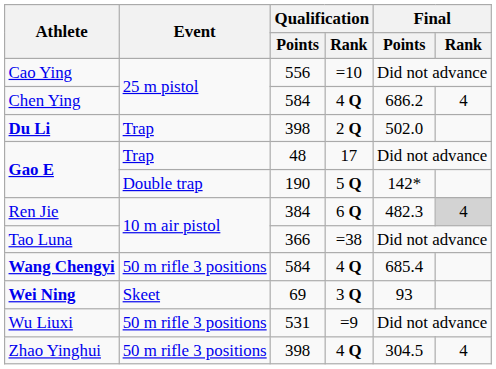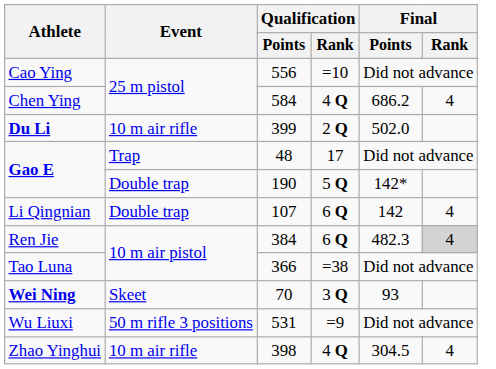(138, 128) Trap -> (153, 128) 10 m air rifle
(298, 128) 398 -> (284, 128) 399
+ row: (49, 211)
- row: (62, 267)
(298, 295) 69 -> (284, 295) 70
(195, 350) 50 m rifle 3 positions -> (153, 350) 10 m air rifle
